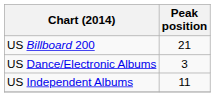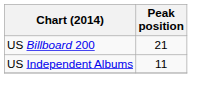- row: (82, 63)
